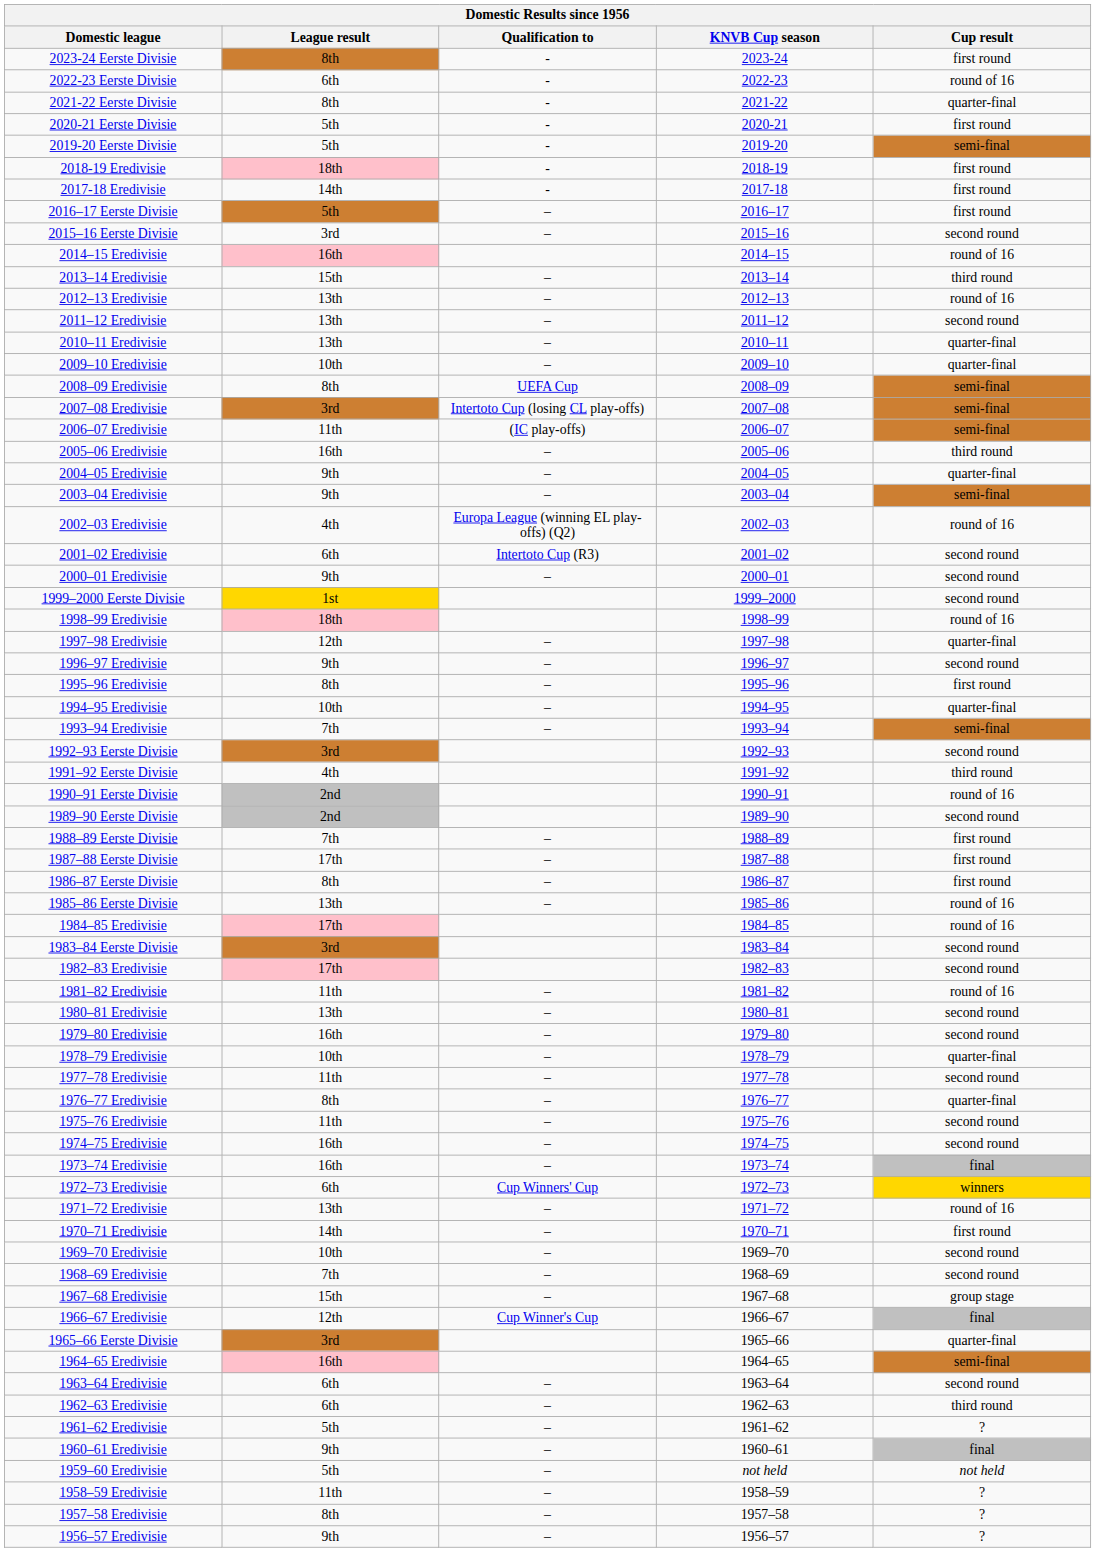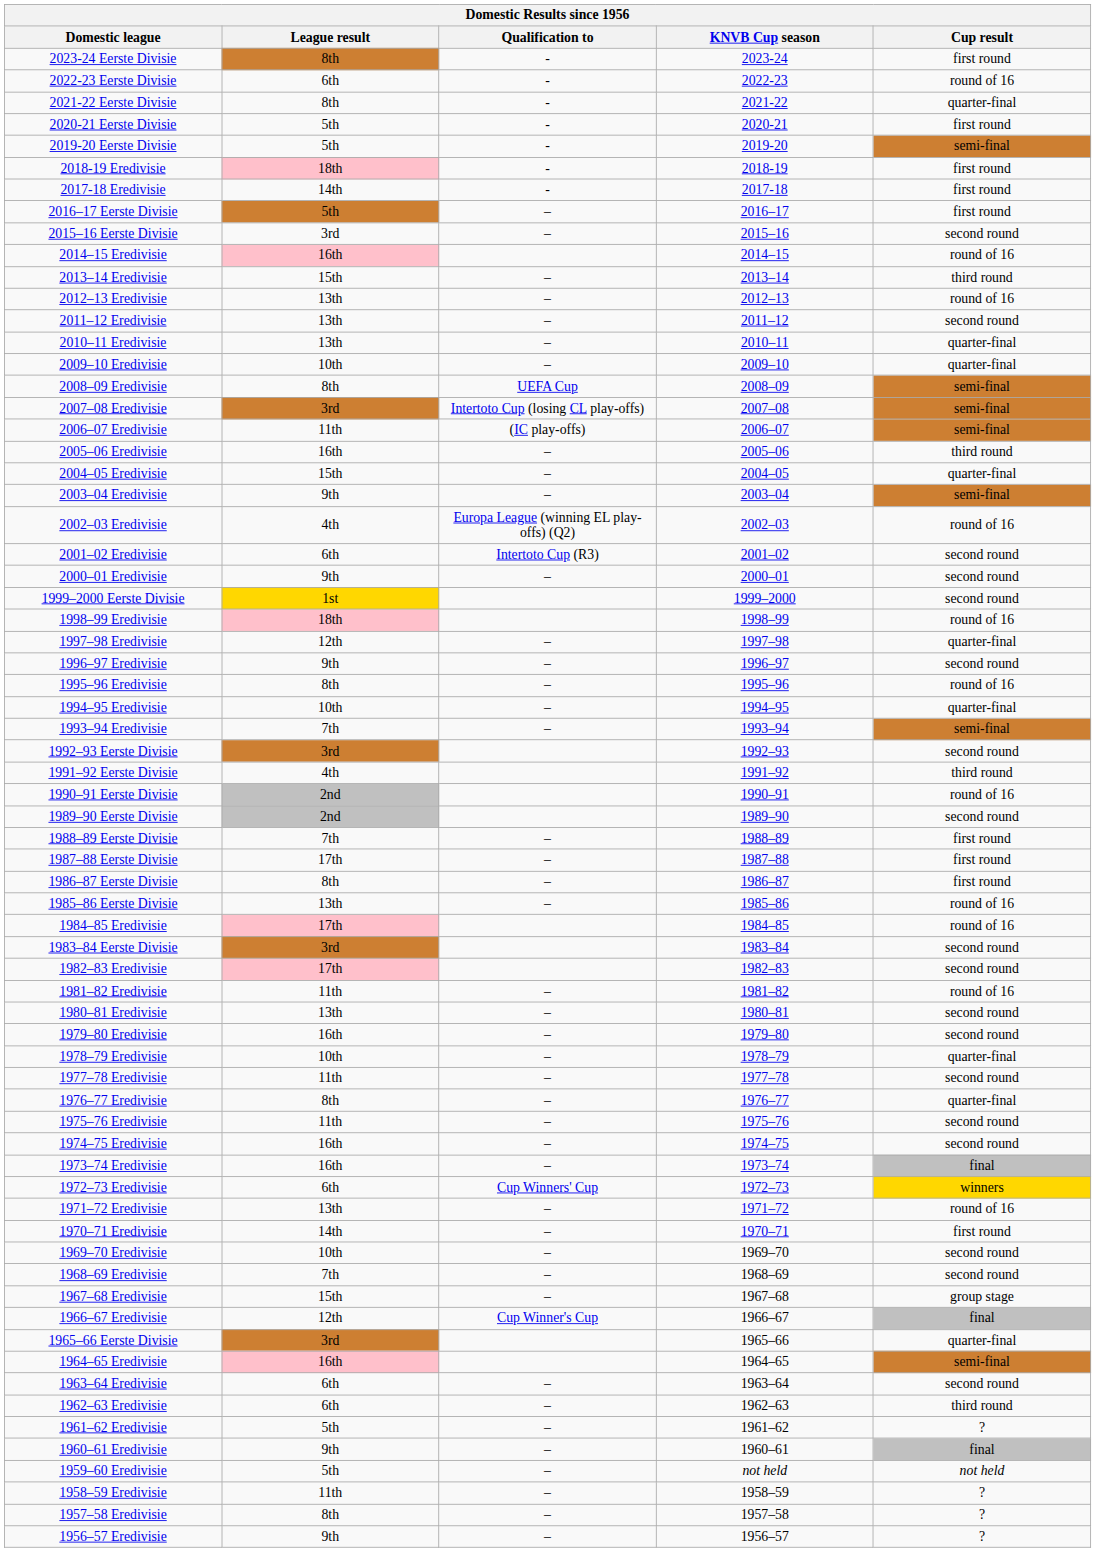(330, 473) 9th -> (330, 473) 15th
(982, 685) first round -> (982, 685) round of 16
